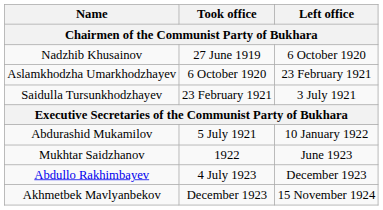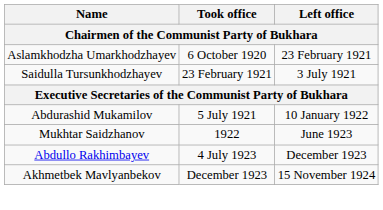- row: (92, 54)
